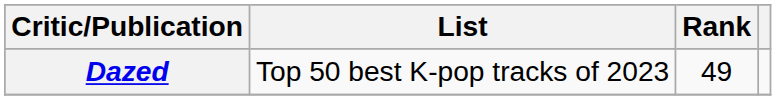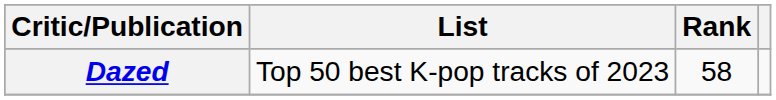(717, 71) 49 -> (717, 71) 58
